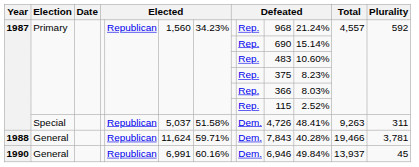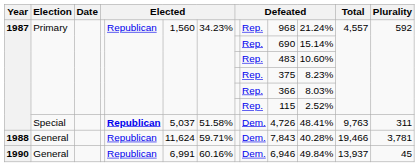(132, 122) normal -> (134, 122) bold
(352, 122) 9,263 -> (356, 122) 9,763
